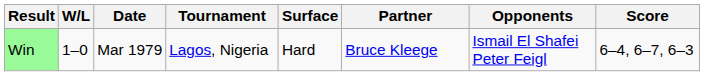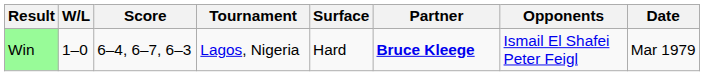columns swapped: (130, 16) <-> (648, 16)
(391, 49) normal -> (426, 49) bold
